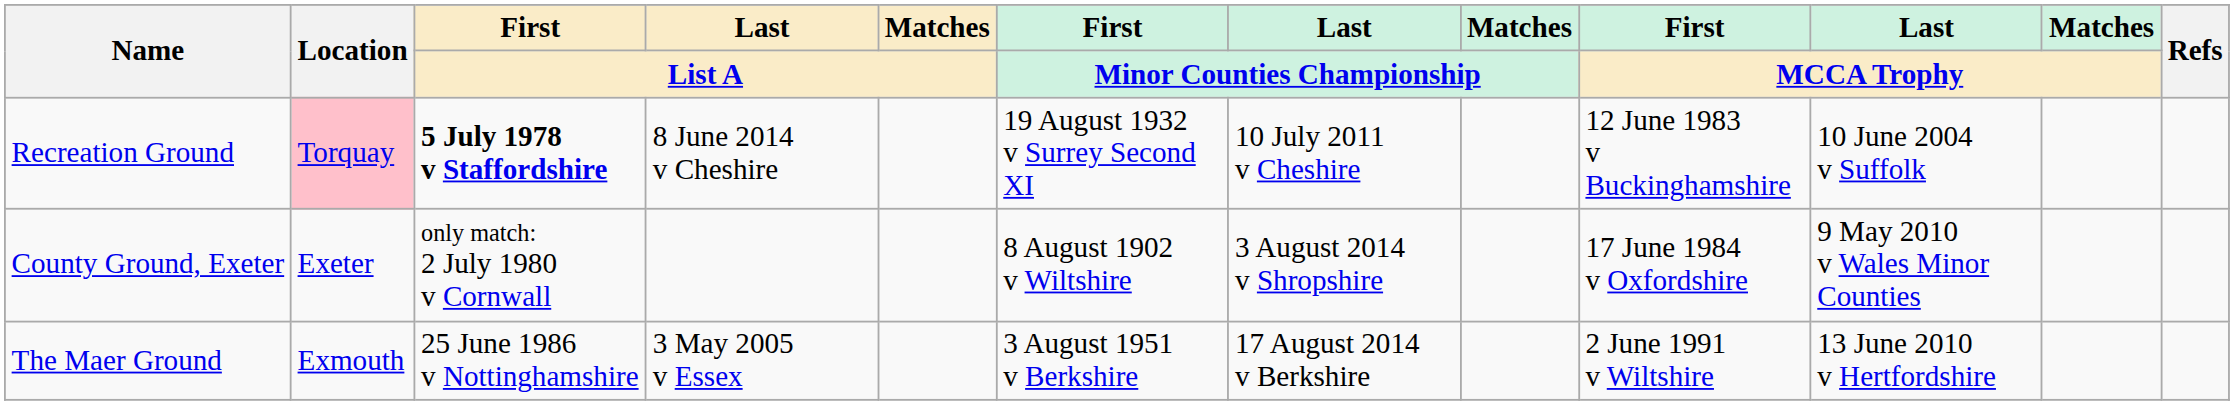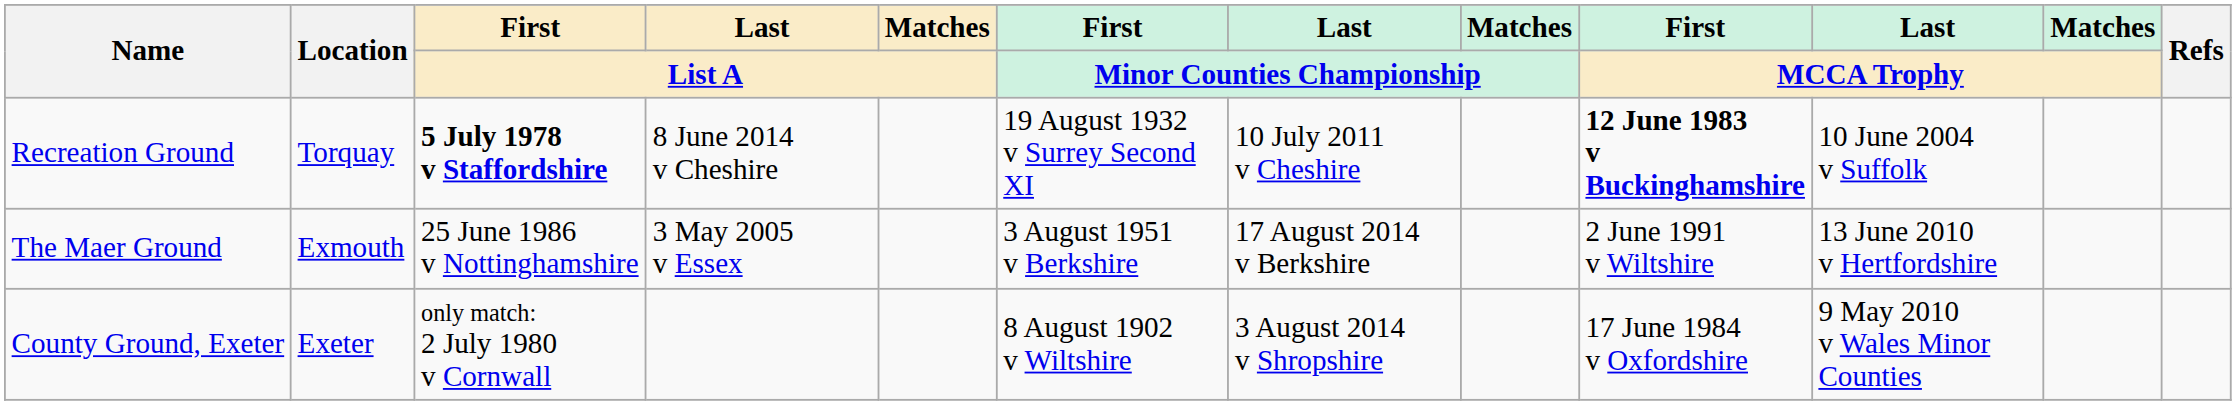(346, 152) pink background -> (346, 152) no background
(1688, 152) normal -> (1695, 152) bold
rows swapped: (148, 264) <-> (117, 359)
